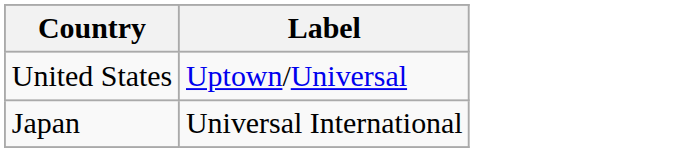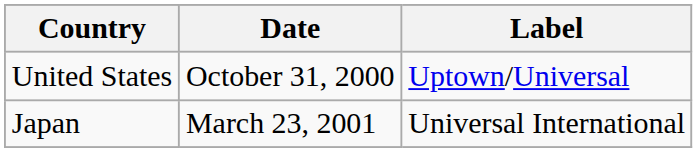+ column: (290, 28)
